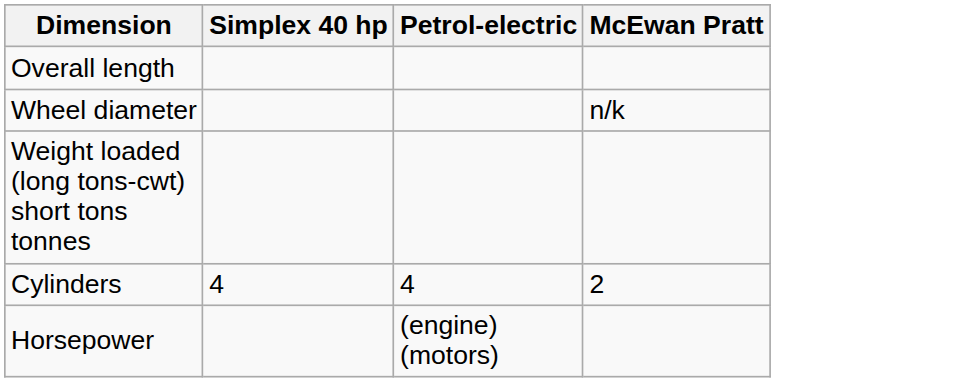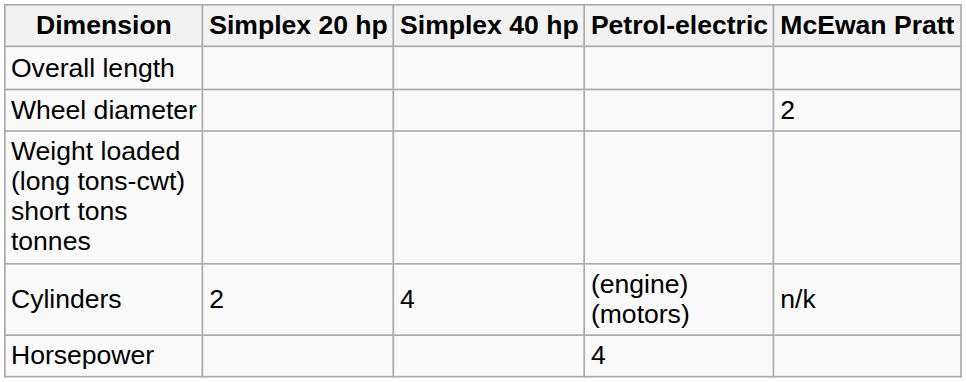+ column: (298, 25)
(607, 109) n/k -> (788, 109) 2
(407, 283) 4 -> (640, 298) (engine) (motors)
(597, 283) 2 -> (798, 298) n/k
(449, 340) (engine) (motors) -> (598, 355) 4
